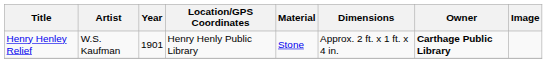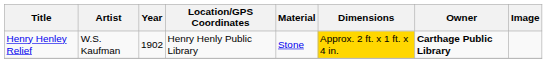(152, 44) 1901 -> (152, 44) 1902
(364, 44) no background -> (364, 44) gold background
